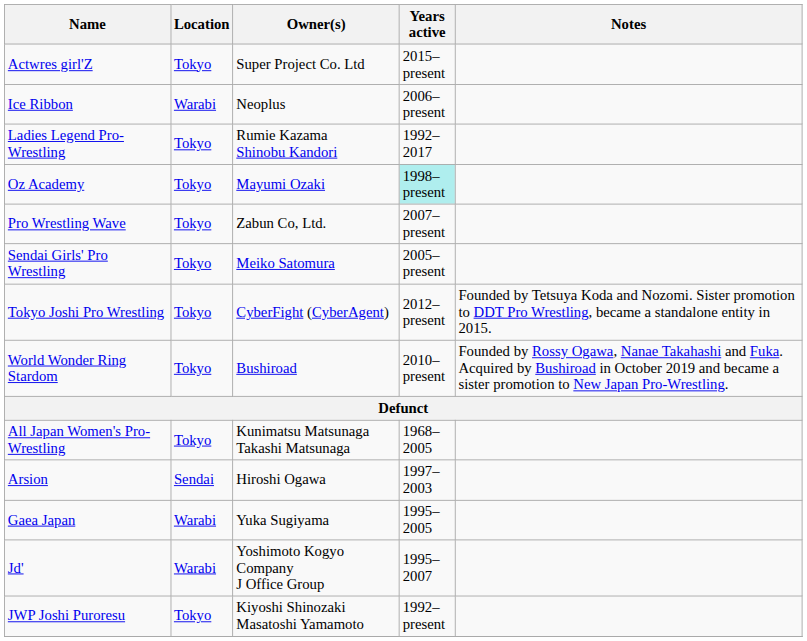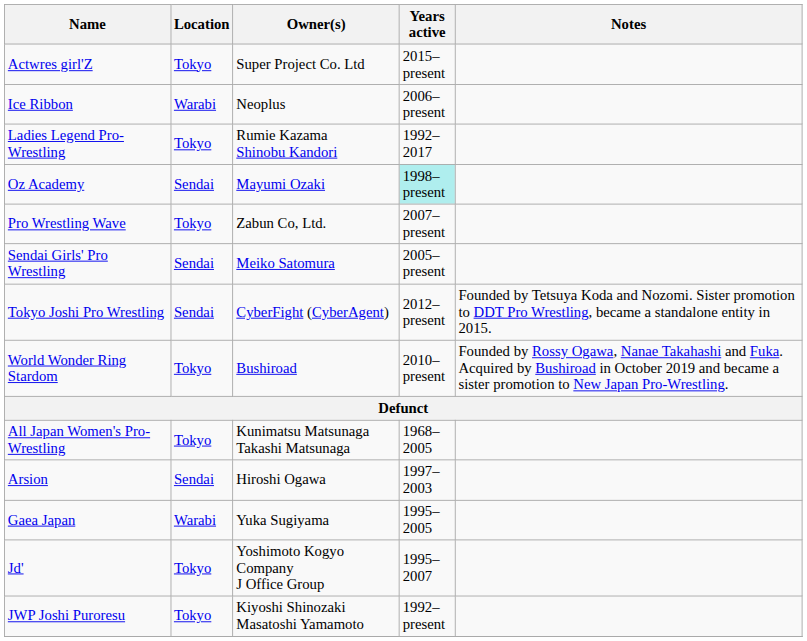(193, 184) Tokyo -> (194, 184) Sendai
(193, 263) Tokyo -> (194, 263) Sendai
(193, 312) Tokyo -> (194, 312) Sendai
(195, 568) Warabi -> (193, 568) Tokyo
